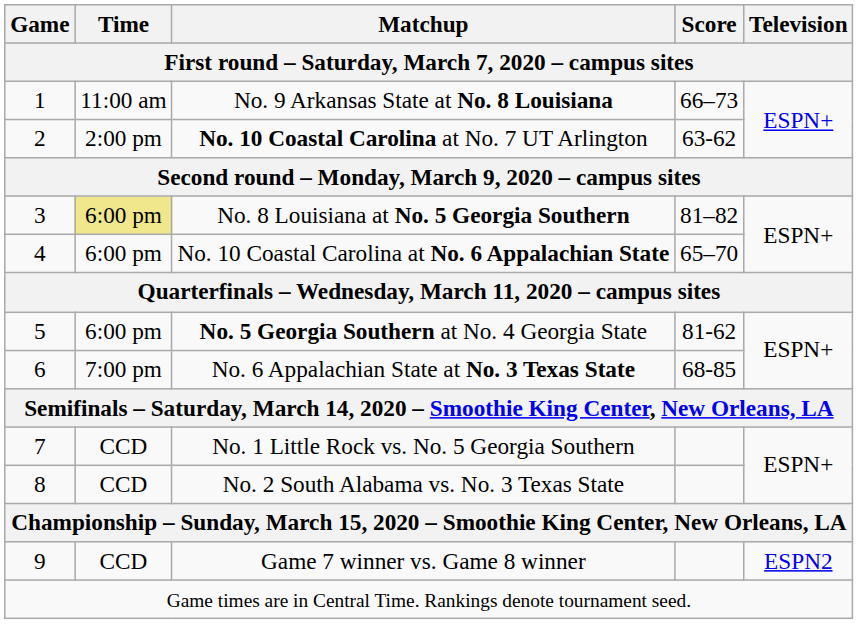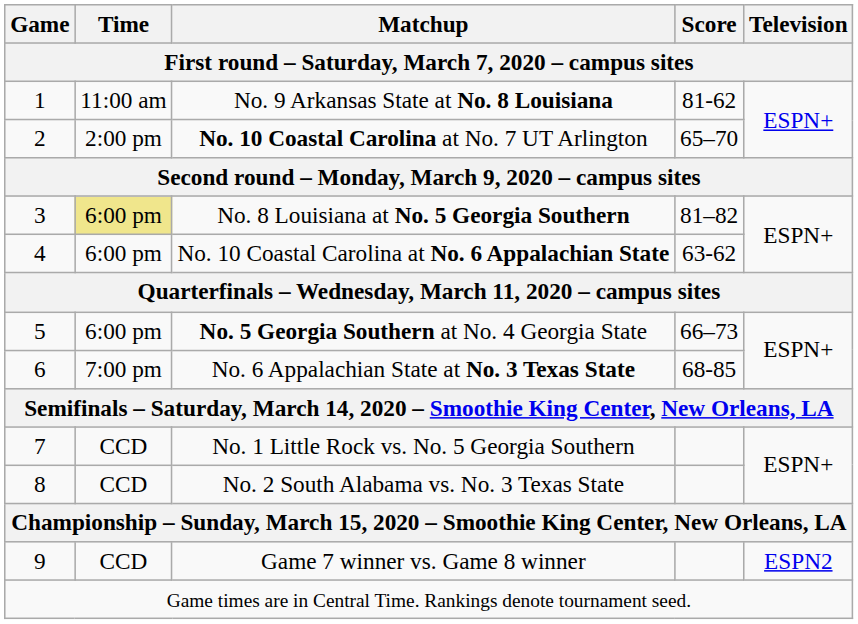(709, 100) 66–73 -> (709, 100) 81-62
(709, 138) 63-62 -> (709, 138) 65–70
(709, 253) 65–70 -> (709, 253) 63-62
(709, 330) 81-62 -> (709, 330) 66–73
